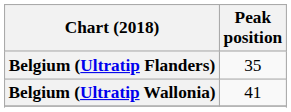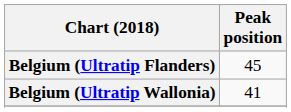(253, 65) 35 -> (253, 65) 45
